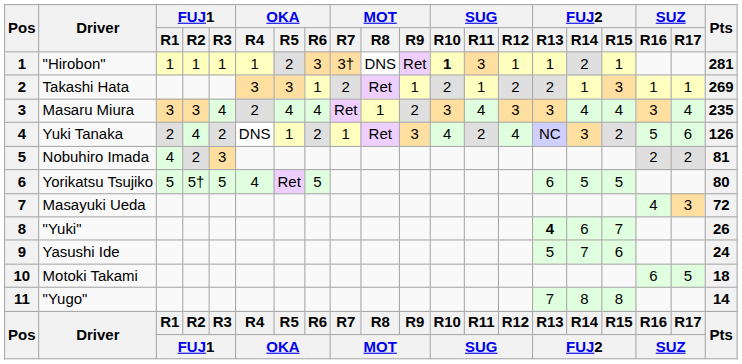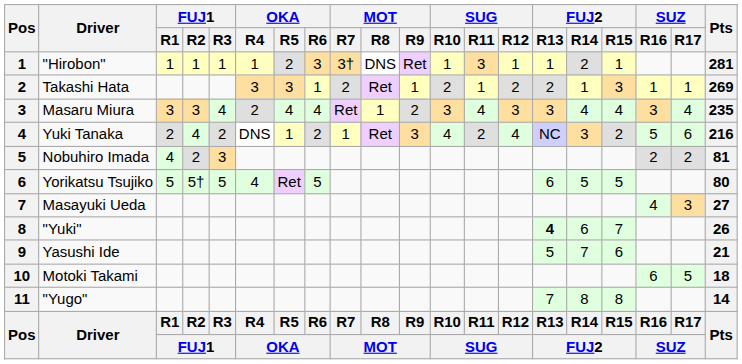(447, 63) bold -> (447, 63) normal
(721, 134) 126 -> (721, 134) 216
(721, 205) 72 -> (721, 205) 27
(721, 252) 24 -> (721, 252) 21
